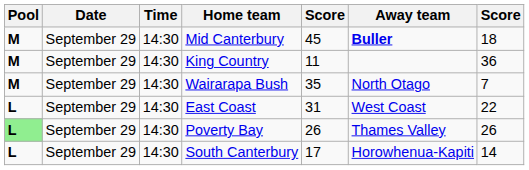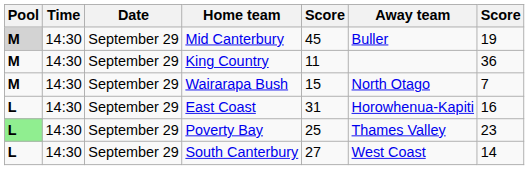columns swapped: (91, 15) <-> (161, 15)
(14, 38) no background -> (14, 38) lightgrey background
(372, 38) bold -> (370, 38) normal
(489, 38) 18 -> (489, 38) 19
(313, 84) 35 -> (313, 84) 15
(389, 107) West Coast -> (413, 107) Horowhenua-Kapiti
(489, 107) 22 -> (489, 107) 16
(313, 130) 26 -> (313, 130) 25
(489, 130) 26 -> (489, 130) 23
(313, 152) 17 -> (313, 152) 27
(413, 152) Horowhenua-Kapiti -> (389, 152) West Coast
